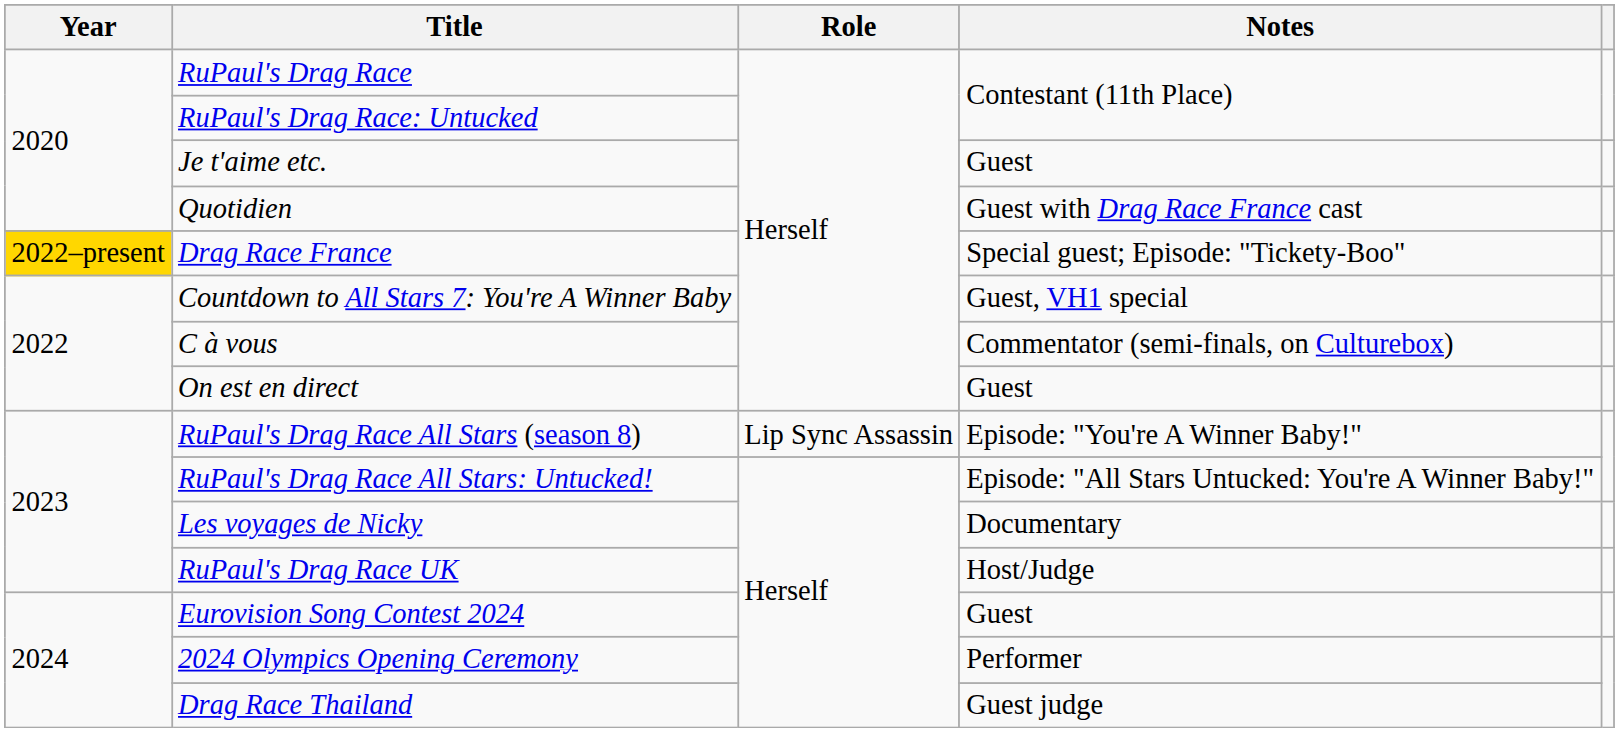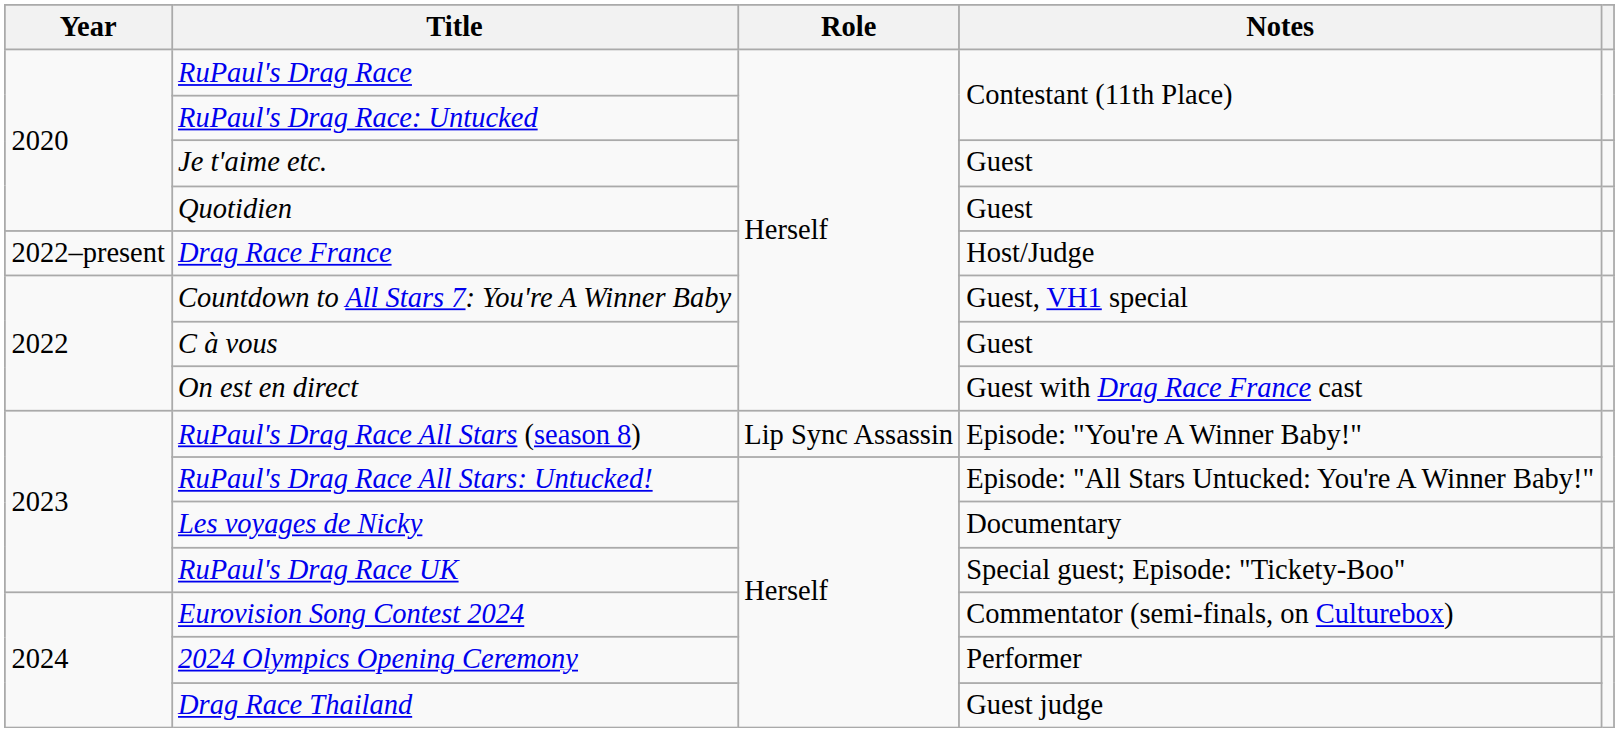(1164, 207) Guest with Drag Race France cast -> (999, 207) Guest
(88, 252) gold background -> (88, 252) no background
(1186, 252) Special guest; Episode: "Tickety-Boo" -> (1030, 252) Host/Judge
(1210, 343) Commentator (semi-finals, on Culturebox) -> (999, 343) Guest
(999, 388) Guest -> (1164, 388) Guest with Drag Race France cast
(1030, 569) Host/Judge -> (1186, 569) Special guest; Episode: "Tickety-Boo"
(999, 614) Guest -> (1210, 614) Commentator (semi-finals, on Culturebox)
